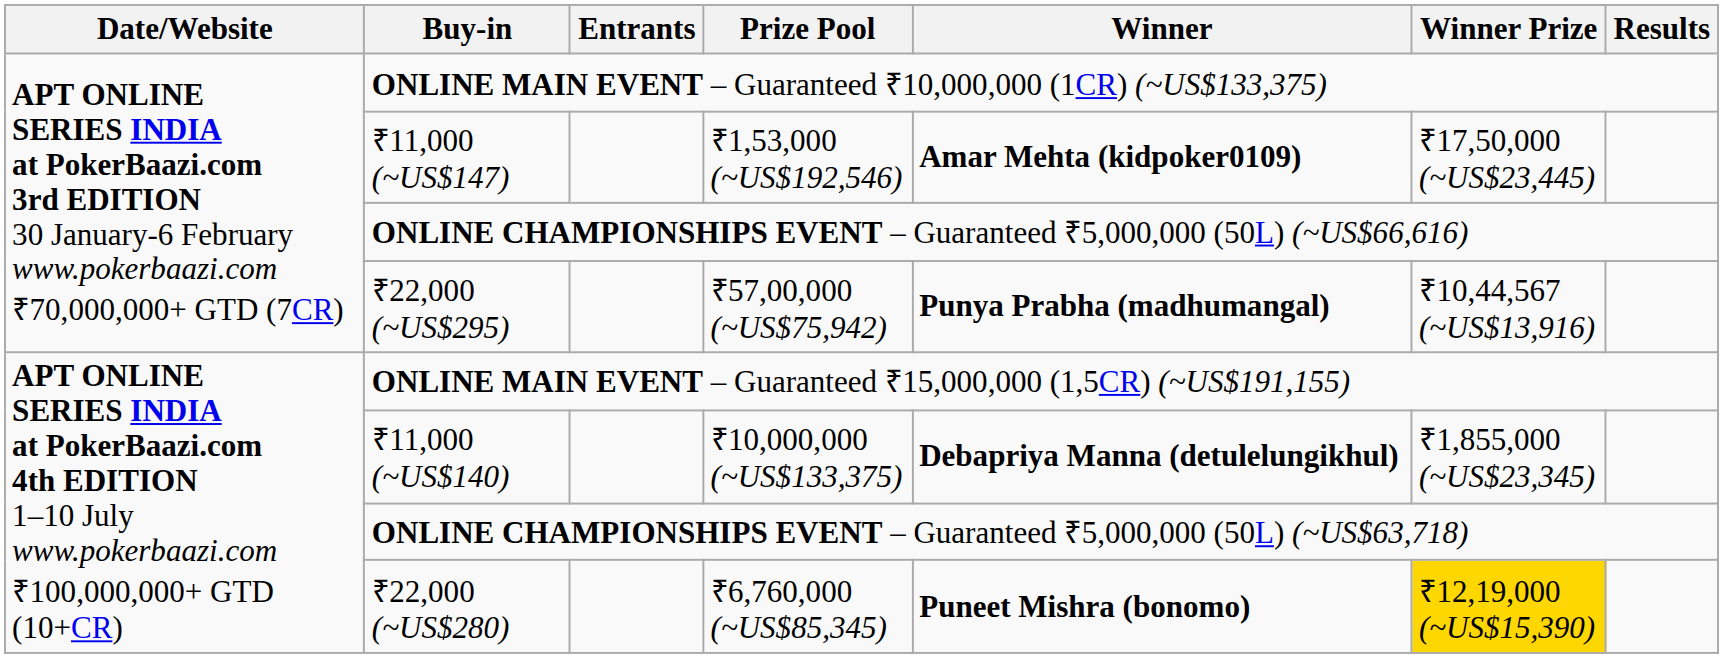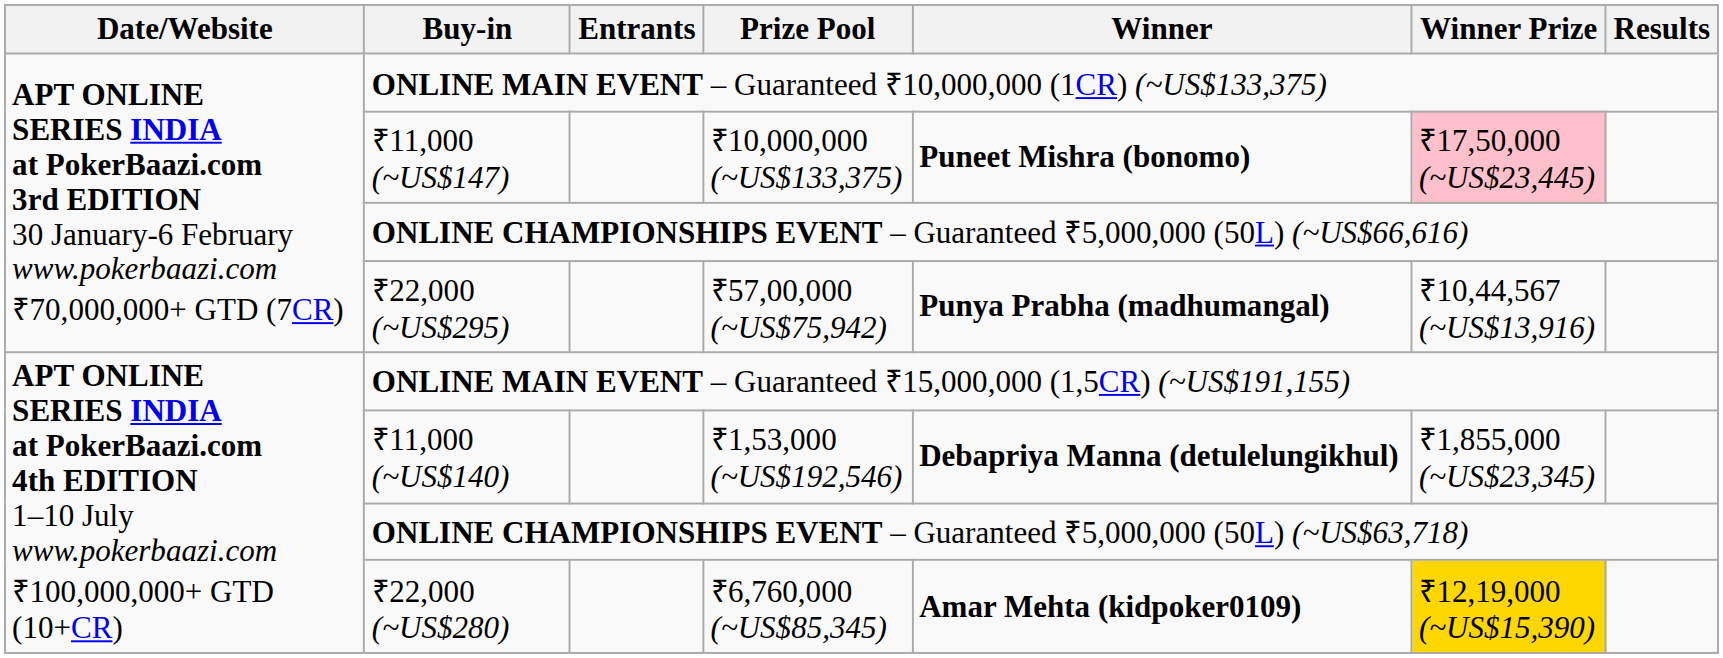(806, 159) ₹1,53,000 (~US$192,546) -> (806, 159) ₹10,000,000 (~US$133,375)
(1110, 156) Amar Mehta (kidpoker0109) -> (1085, 156) Puneet Mishra (bonomo)
(1507, 159) no background -> (1507, 159) pink background
(806, 458) ₹10,000,000 (~US$133,375) -> (806, 458) ₹1,53,000 (~US$192,546)
(1085, 606) Puneet Mishra (bonomo) -> (1110, 606) Amar Mehta (kidpoker0109)
